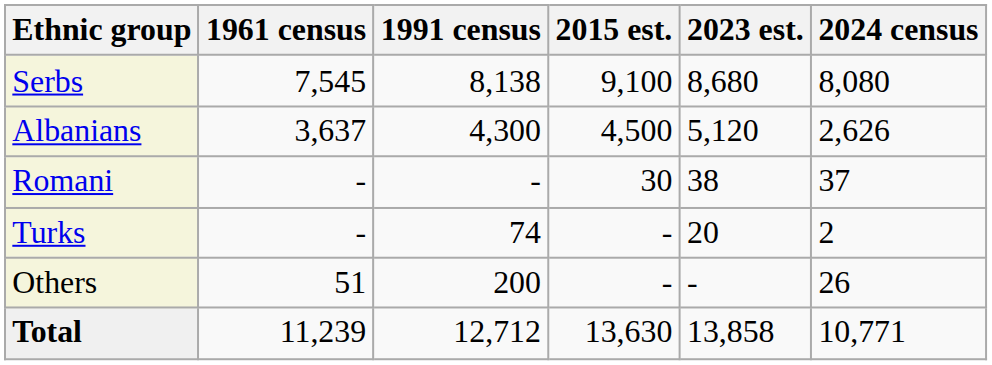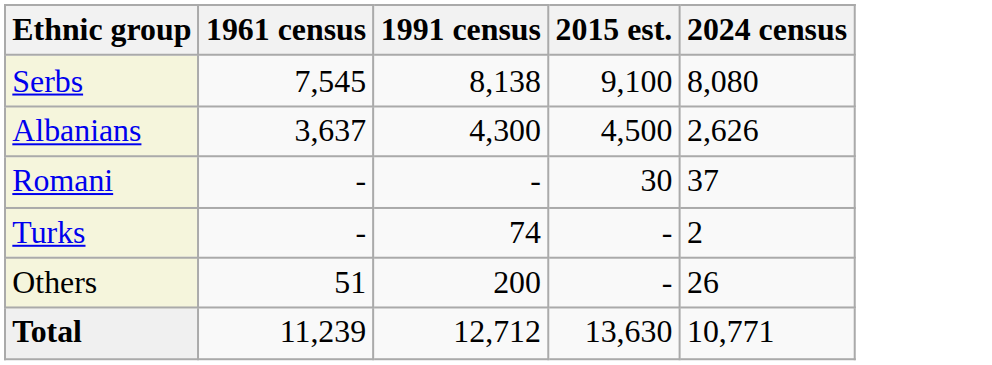- column: (745, 29)
